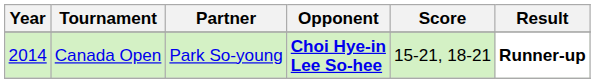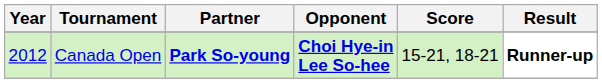(28, 55) 2014 -> (28, 55) 2012
(226, 55) normal -> (230, 55) bold
